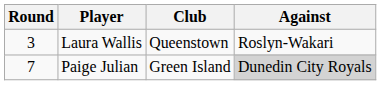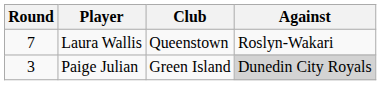(31, 42) 3 -> (31, 42) 7
(31, 67) 7 -> (31, 67) 3
